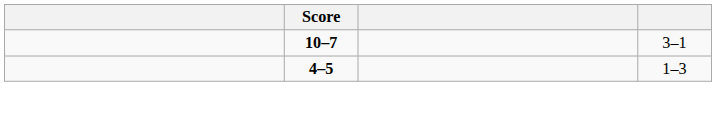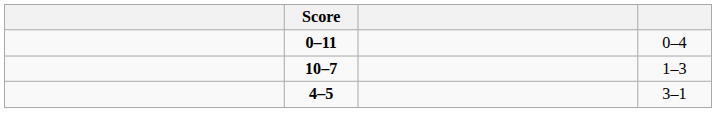+ row: (321, 42)
(674, 42) 3–1 -> (674, 68) 1–3
(674, 68) 1–3 -> (674, 94) 3–1
